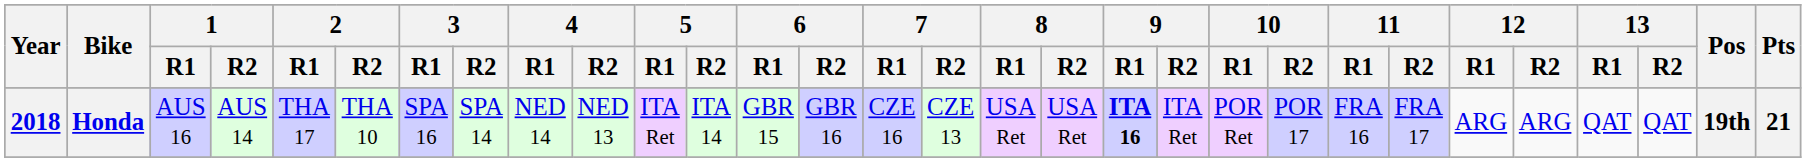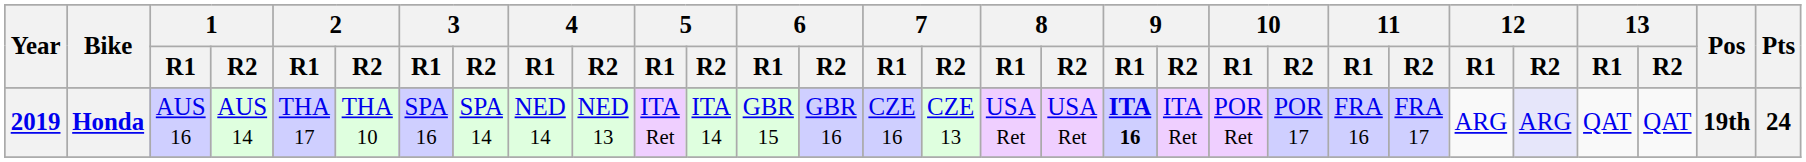(36, 122) 2018 -> (36, 122) 2019
(1545, 122) no background -> (1545, 122) lavender background
(1779, 122) 21 -> (1779, 122) 24
